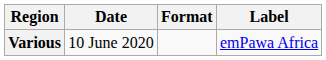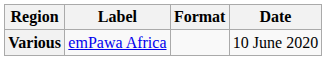columns swapped: (111, 17) <-> (269, 17)
